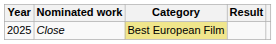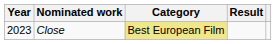(19, 30) 2025 -> (19, 30) 2023
